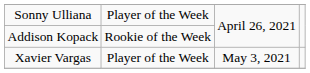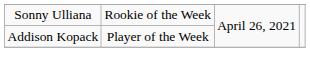(158, 15) Player of the Week -> (158, 15) Rookie of the Week
(158, 36) Rookie of the Week -> (158, 36) Player of the Week
- row: (53, 57)
